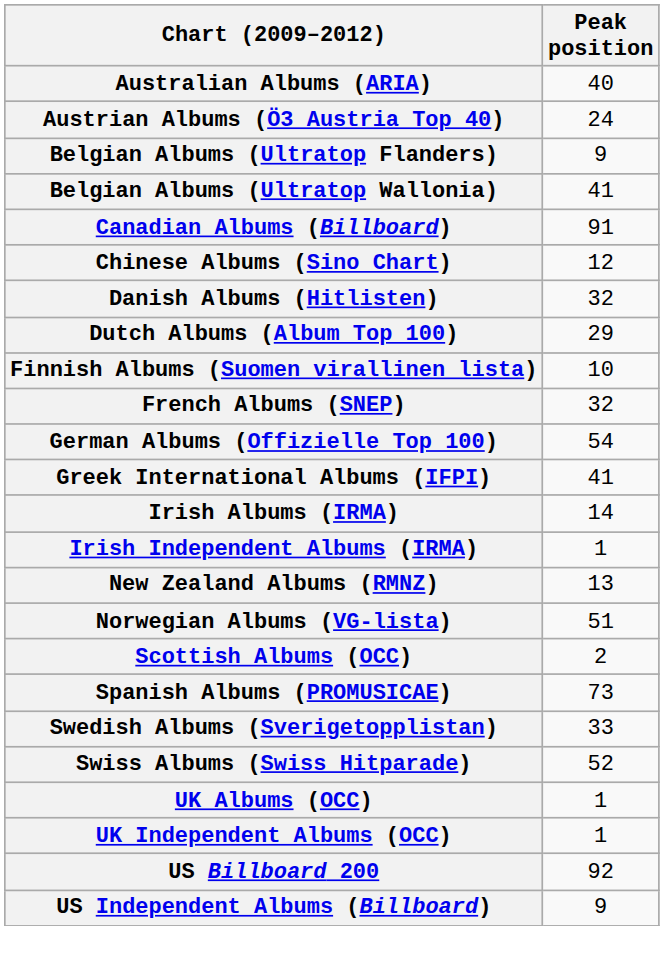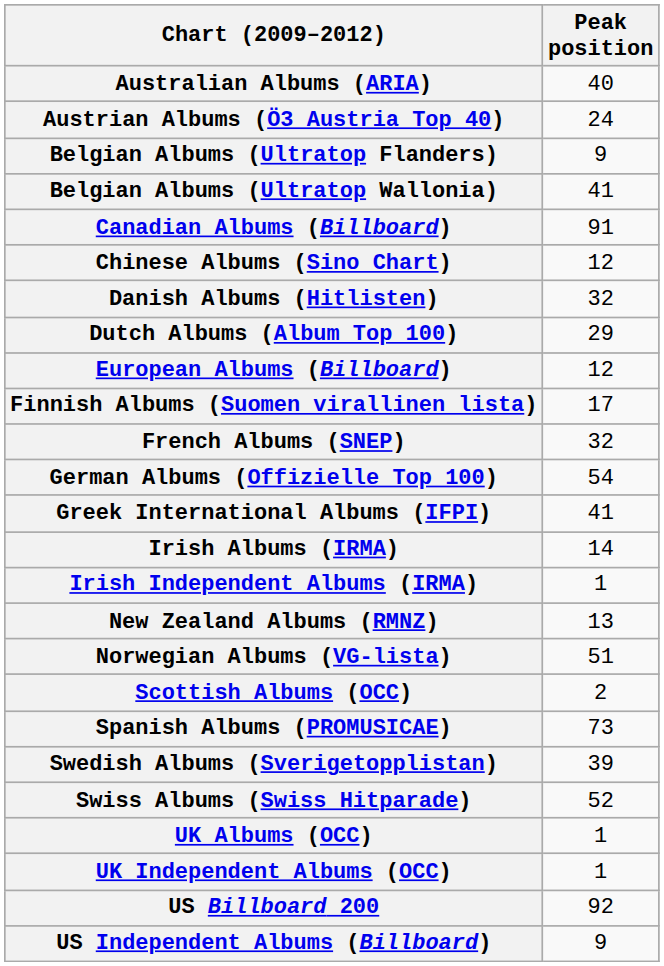+ row: (274, 370)
(601, 370) 10 -> (601, 406) 17
(601, 728) 33 -> (601, 764) 39
